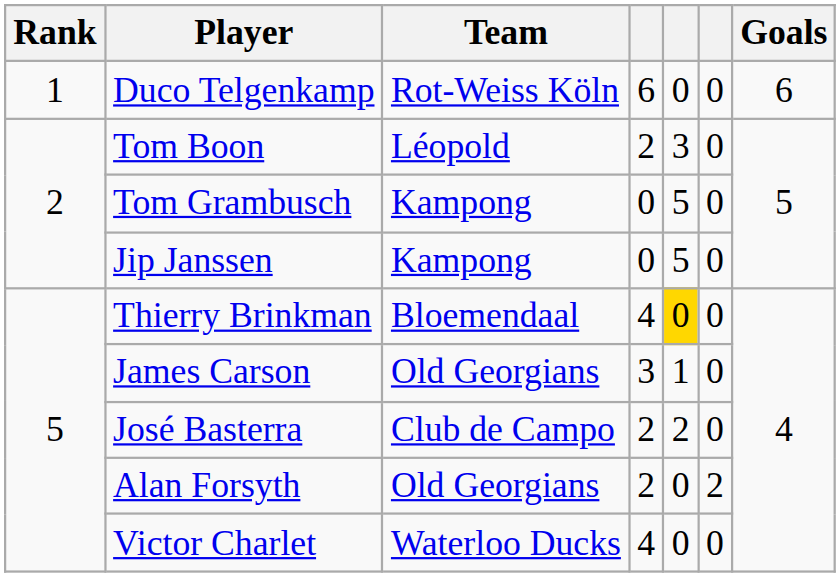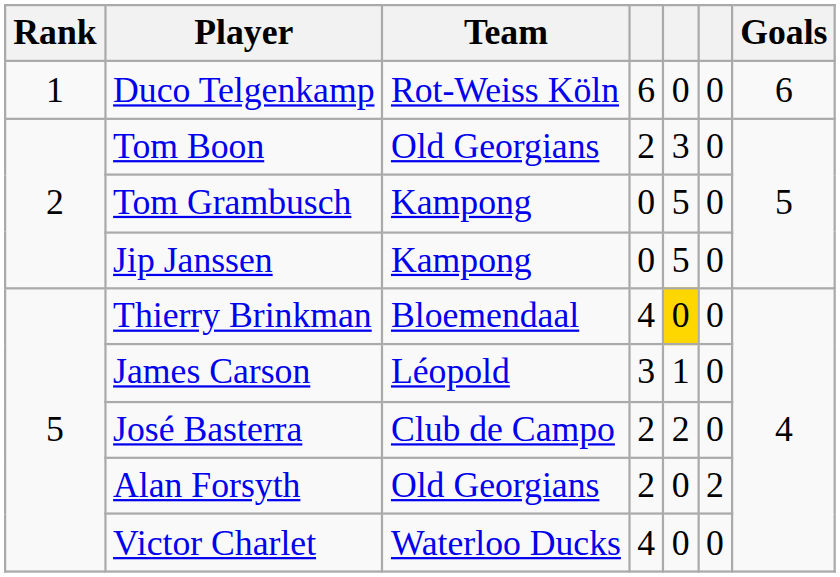(450, 145) Léopold -> (495, 145) Old Georgians
(495, 372) Old Georgians -> (450, 372) Léopold
